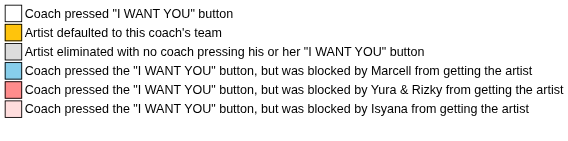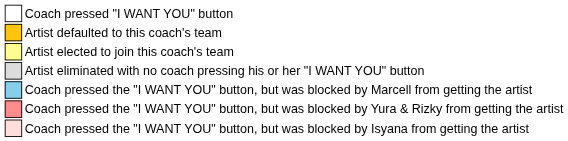+ row: (129, 52)
